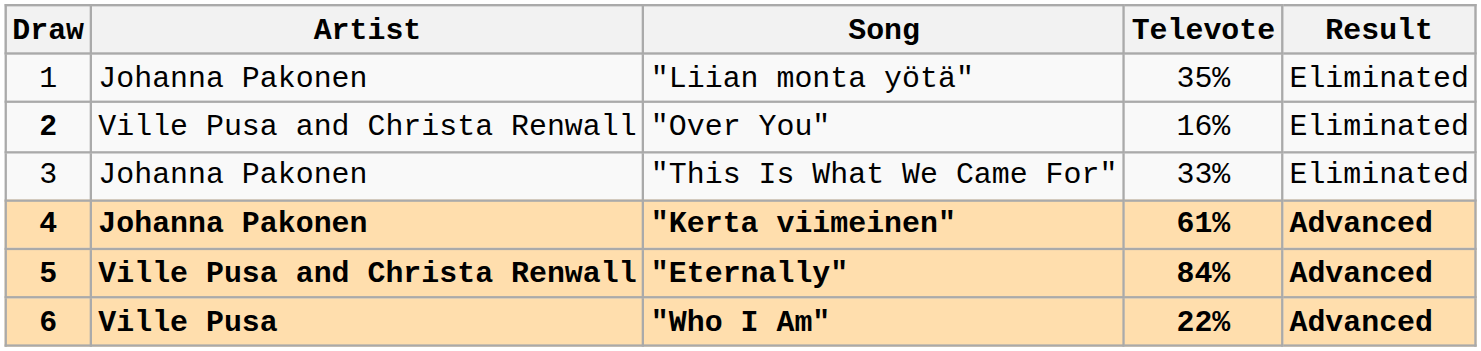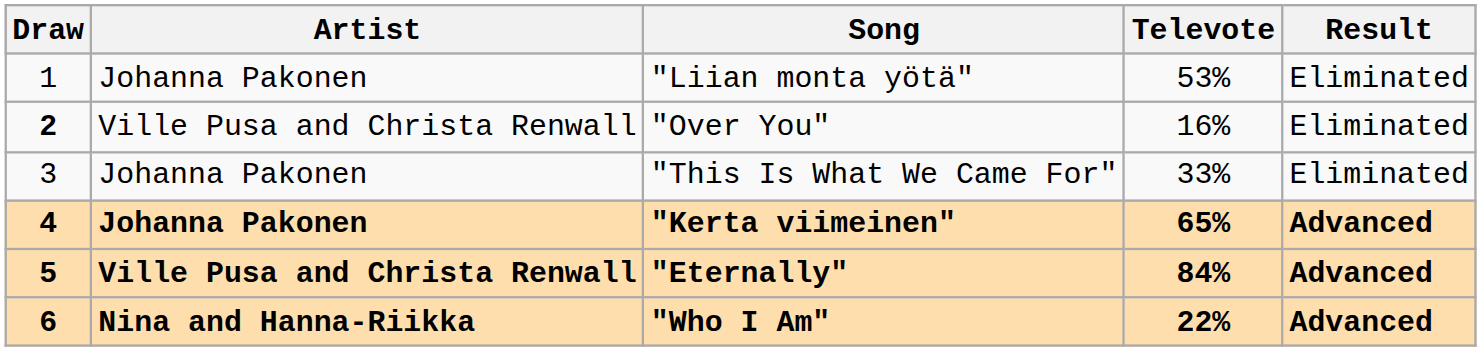(1203, 78) 35% -> (1203, 78) 53%
(1203, 224) 61% -> (1203, 224) 65%
(188, 322) Ville Pusa -> (287, 322) Nina and Hanna-Riikka
